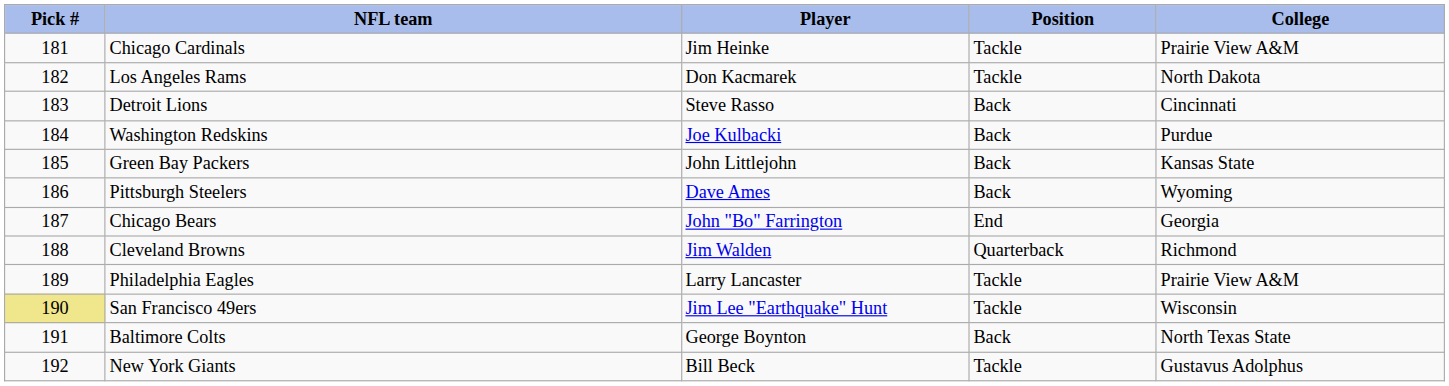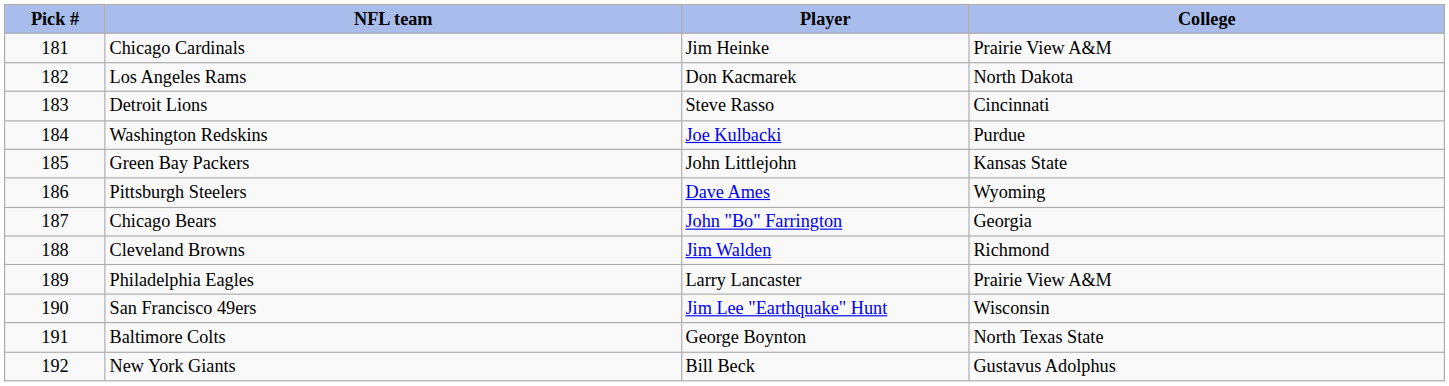- column: (1063, 18)
(55, 308) khaki background -> (55, 308) no background
